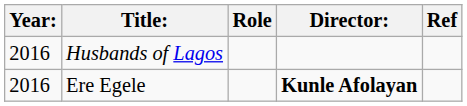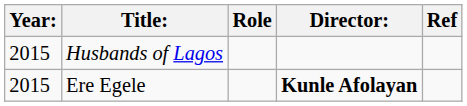(30, 52) 2016 -> (30, 52) 2015
(30, 85) 2016 -> (30, 85) 2015
